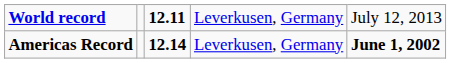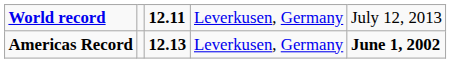(167, 44) 12.14 -> (167, 44) 12.13
